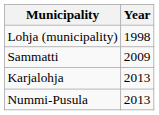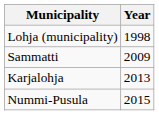(137, 99) 2013 -> (137, 99) 2015
